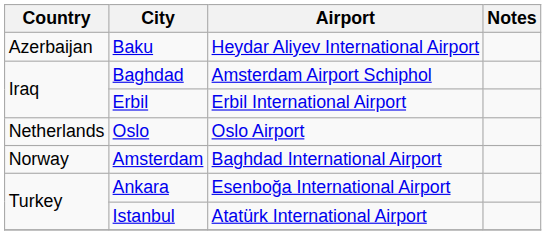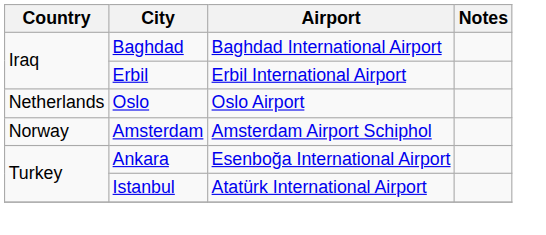- row: (133, 46)
(322, 74) Amsterdam Airport Schiphol -> (327, 46) Baghdad International Airport
(327, 159) Baghdad International Airport -> (322, 131) Amsterdam Airport Schiphol
